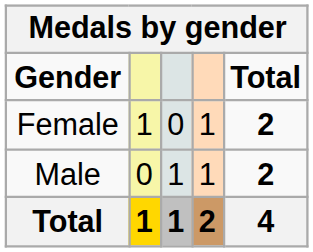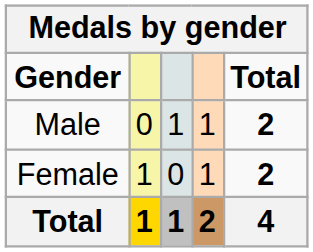rows swapped: (68, 174) <-> (68, 125)
